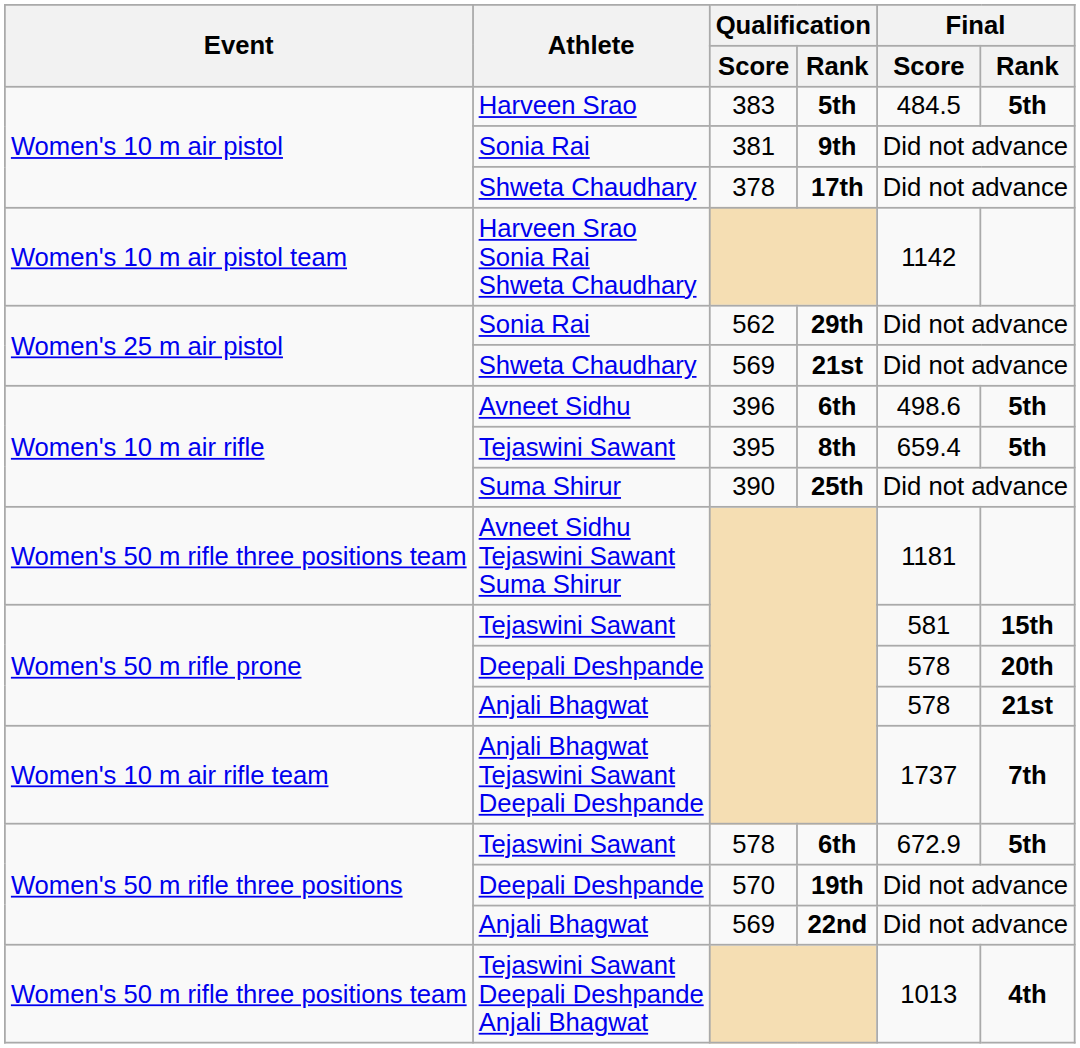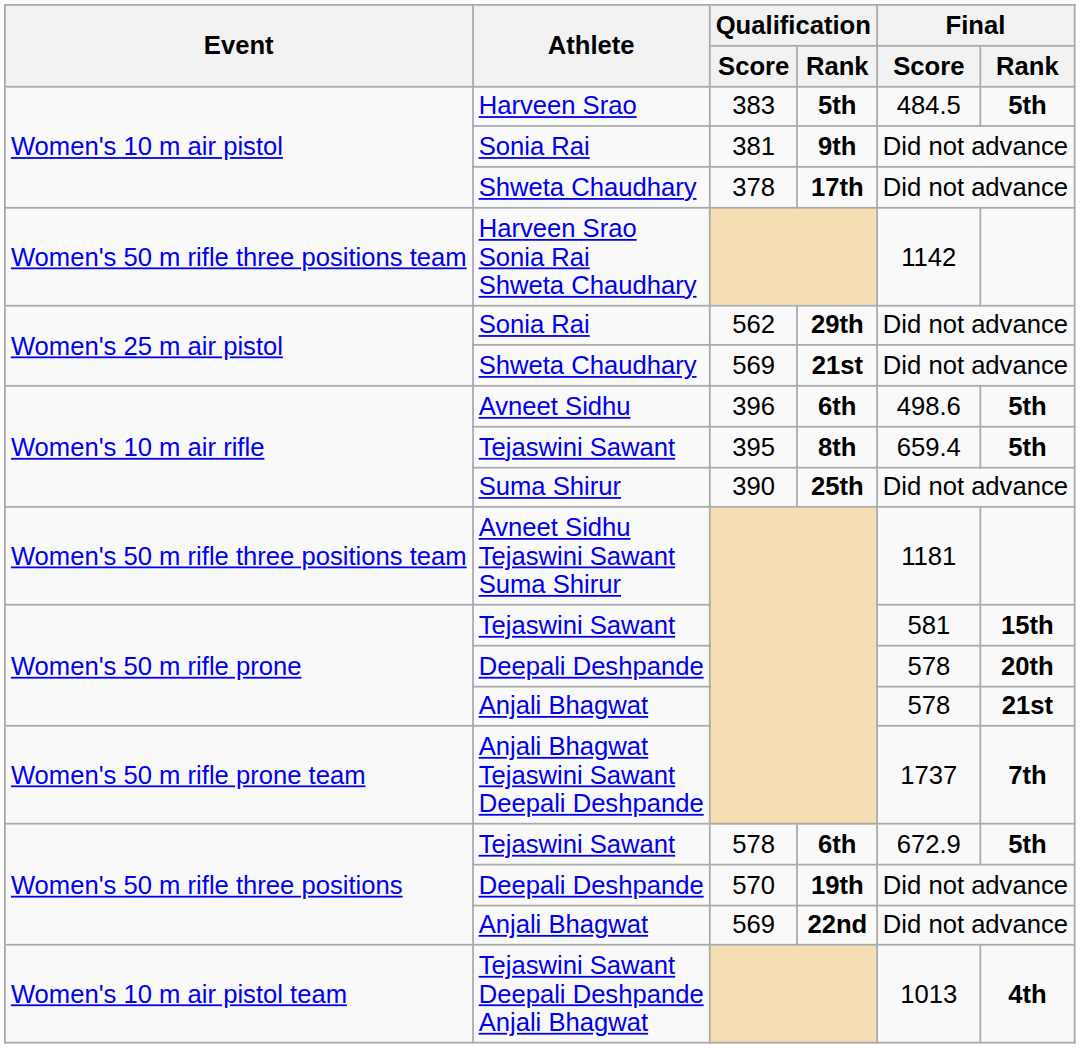(179, 256) Women's 10 m air pistol team -> (239, 256) Women's 50 m rifle three positions team
(170, 775) Women's 10 m air rifle team -> (188, 775) Women's 50 m rifle prone team
(239, 994) Women's 50 m rifle three positions team -> (179, 994) Women's 10 m air pistol team
